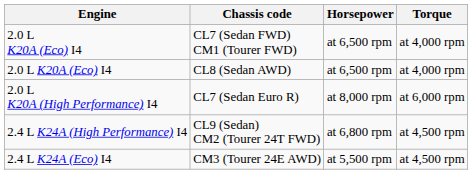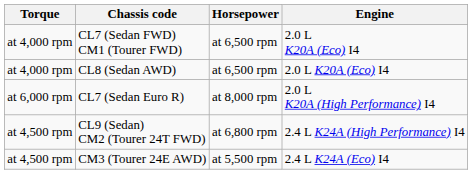columns swapped: (97, 14) <-> (432, 14)
